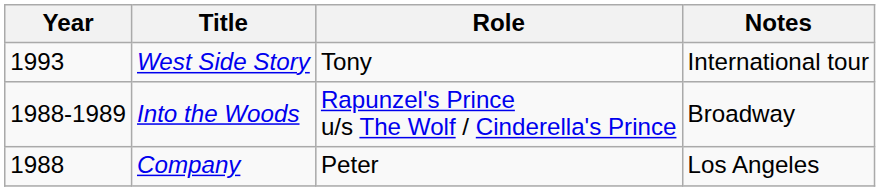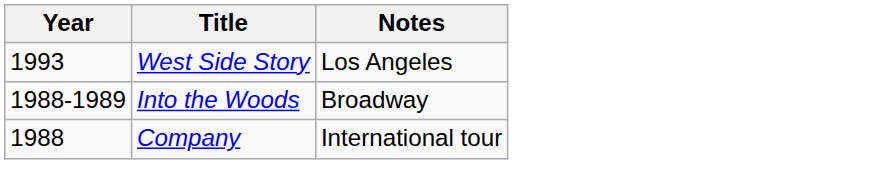- column: (499, 23)
(778, 61) International tour -> (387, 61) Los Angeles
(753, 165) Los Angeles -> (412, 138) International tour
